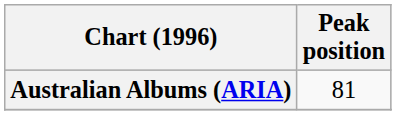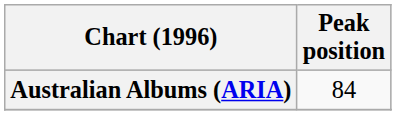(344, 89) 81 -> (344, 89) 84
